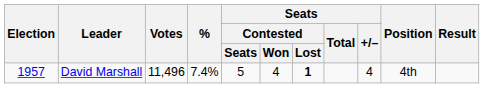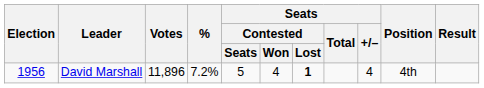(31, 72) 1957 -> (31, 72) 1956
(166, 72) 11,496 -> (166, 72) 11,896
(204, 72) 7.4% -> (204, 72) 7.2%
